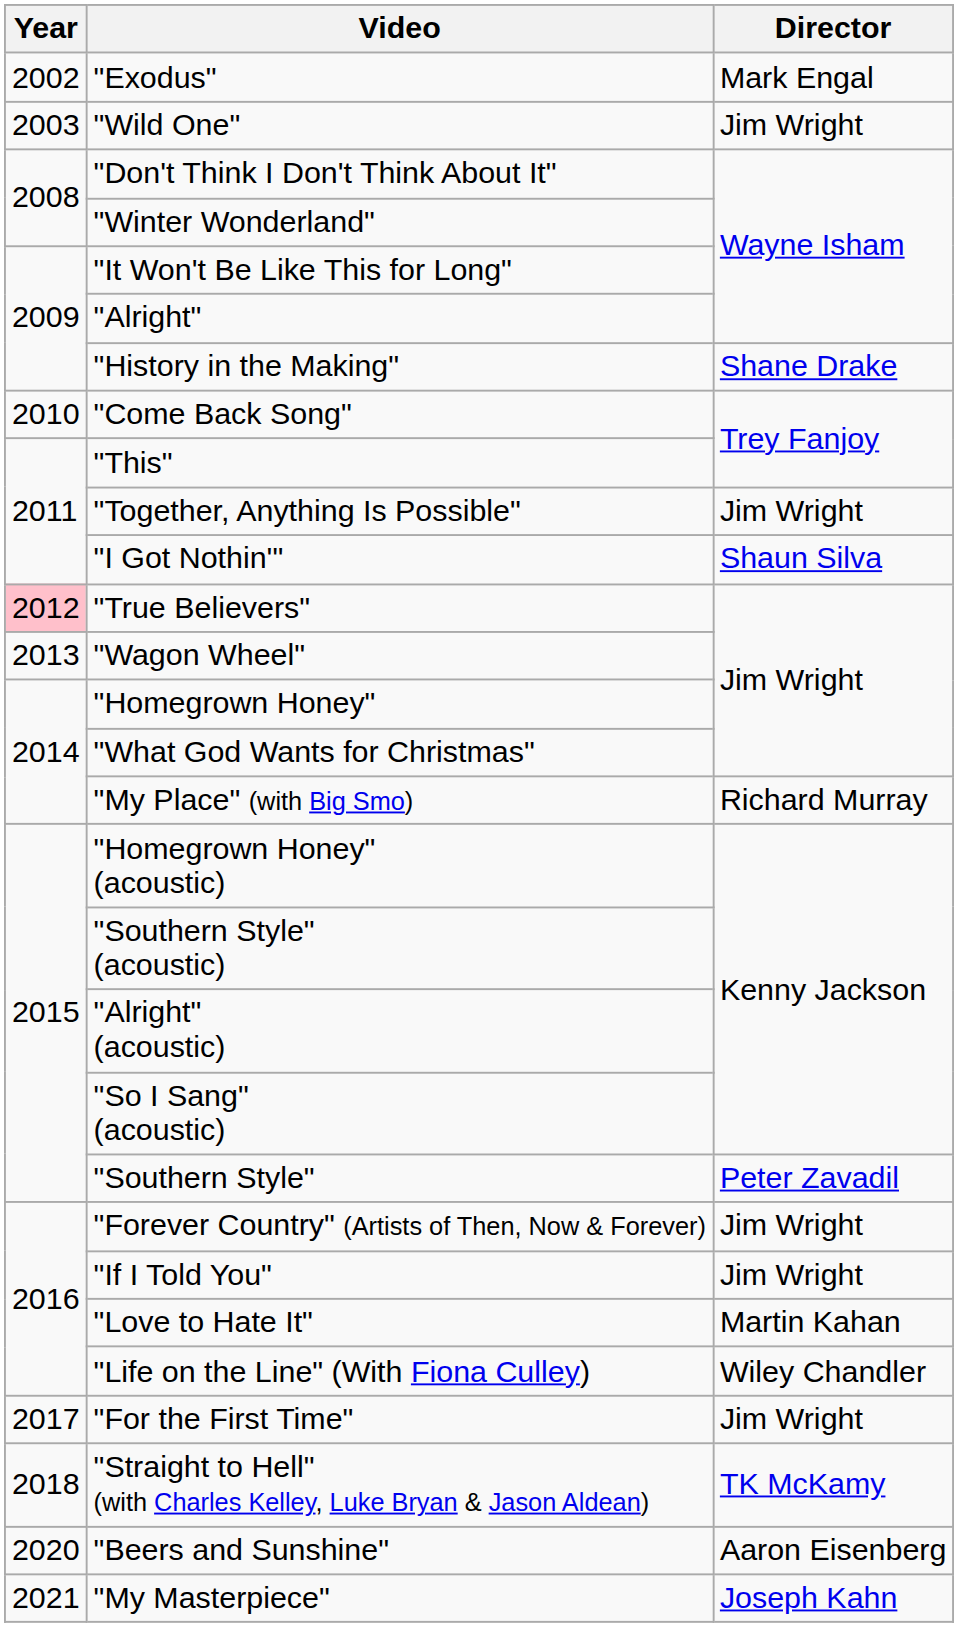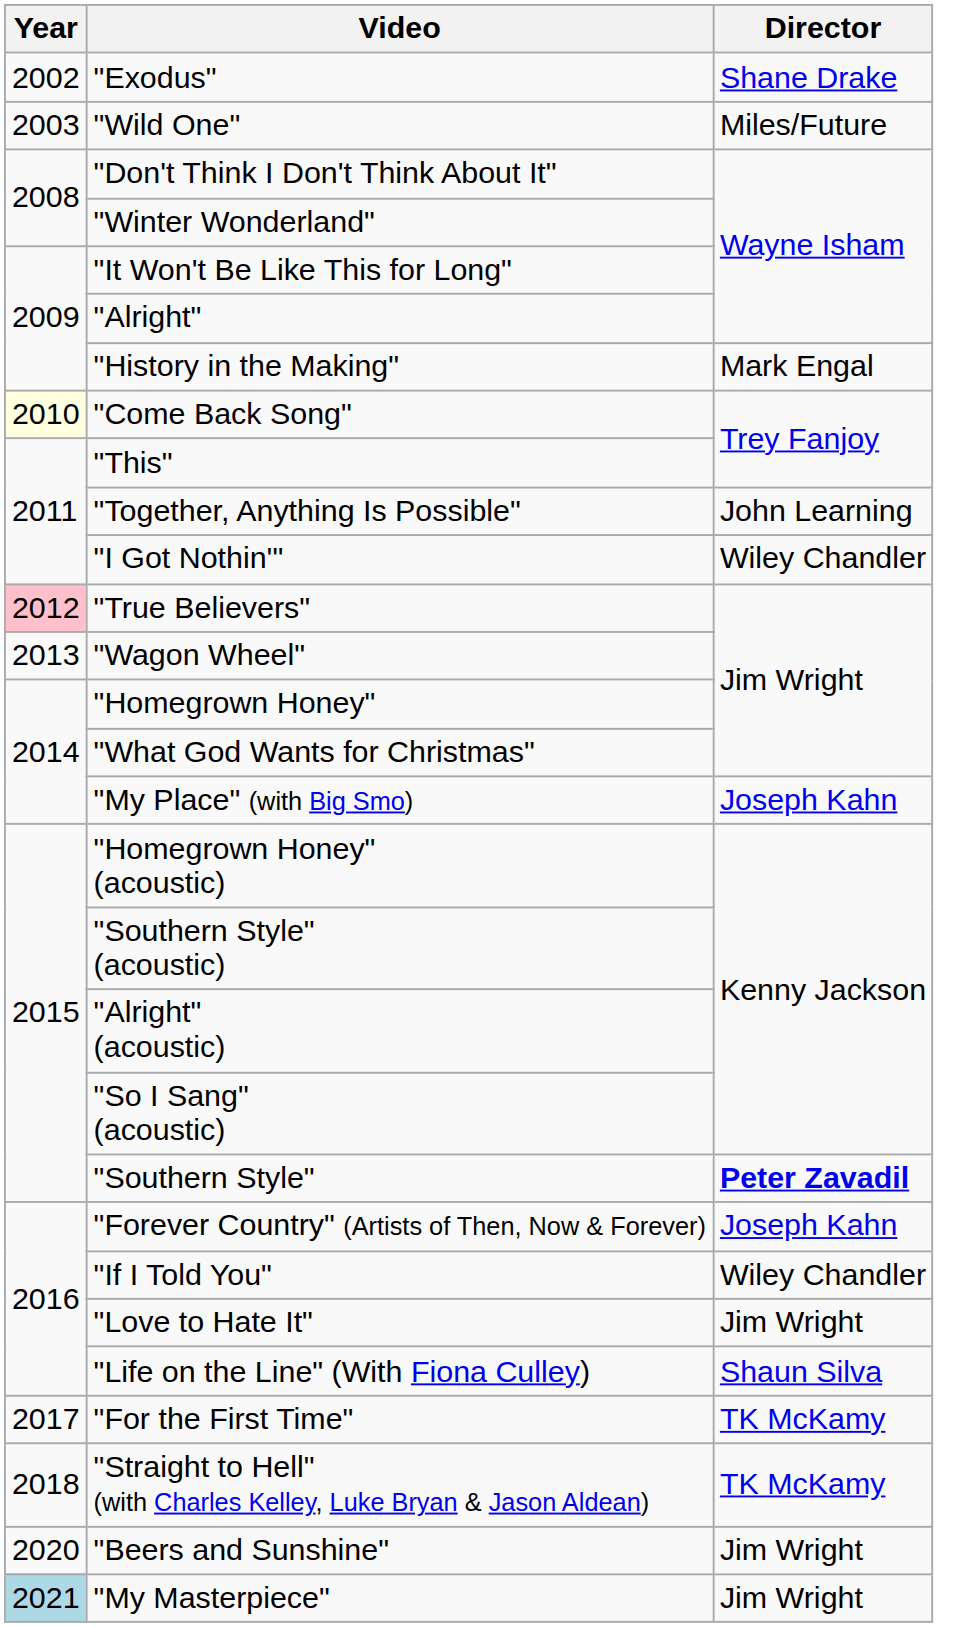(797, 76) Mark Engal -> (809, 76) Shane Drake
(791, 125) Jim Wright -> (804, 125) Miles/Future
(809, 366) Shane Drake -> (797, 366) Mark Engal
(46, 414) no background -> (46, 414) lightyellow background
(791, 510) Jim Wright -> (816, 510) John Learning
(801, 558) Shaun Silva -> (823, 558) Wiley Chandler
(824, 800) Richard Murray -> (809, 800) Joseph Kahn
(809, 1177) normal -> (815, 1177) bold
(791, 1226) Jim Wright -> (809, 1226) Joseph Kahn
(791, 1274) Jim Wright -> (823, 1274) Wiley Chandler
(810, 1322) Martin Kahan -> (791, 1322) Jim Wright
(823, 1370) Wiley Chandler -> (801, 1370) Shaun Silva
(791, 1418) Jim Wright -> (803, 1418) TK McKamy
(833, 1549) Aaron Eisenberg -> (791, 1549) Jim Wright
(46, 1597) no background -> (46, 1597) lightblue background
(809, 1597) Joseph Kahn -> (791, 1597) Jim Wright
